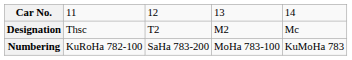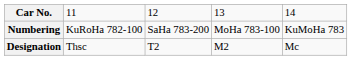rows swapped: (34, 30) <-> (34, 47)
